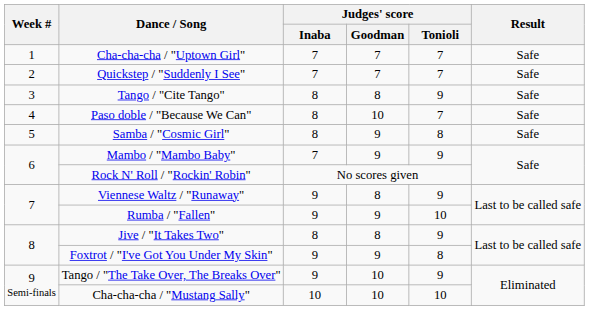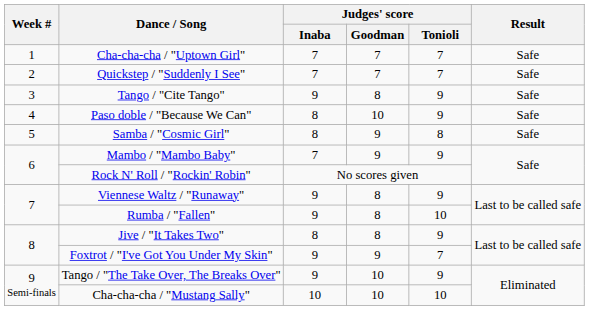(315, 94) 8 -> (315, 94) 9
(440, 114) 7 -> (440, 114) 9
(378, 214) 9 -> (378, 214) 8
(440, 255) 8 -> (440, 255) 7
